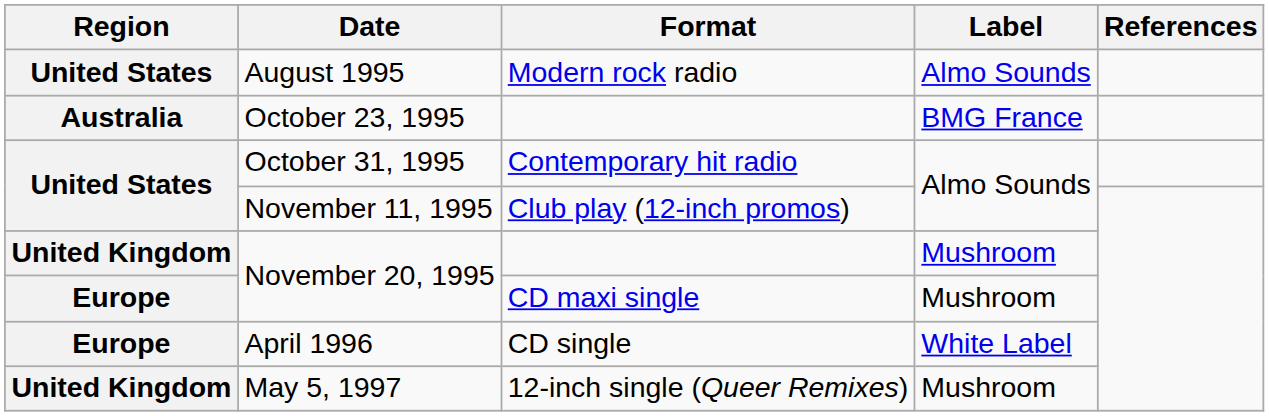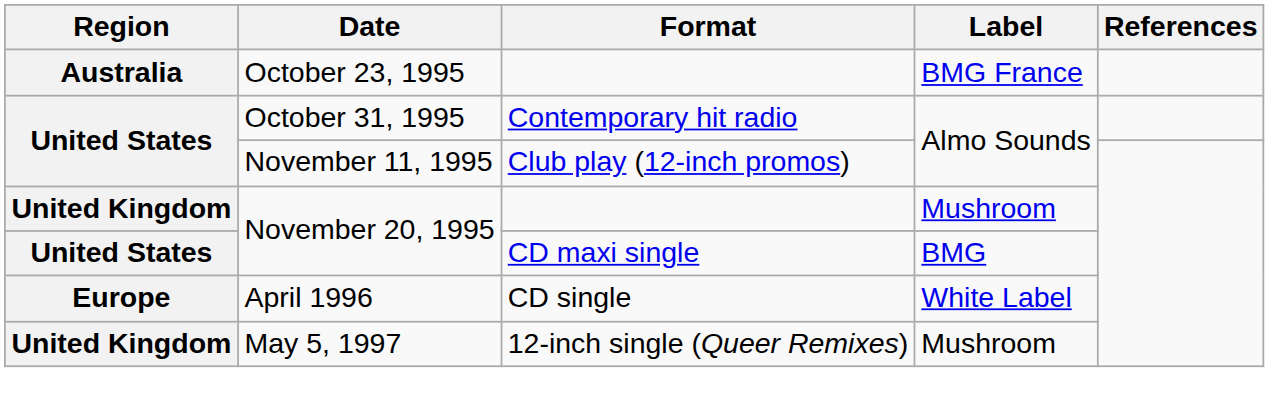- row: (324, 72)
(121, 298) Europe -> (121, 252) United States
(989, 298) Mushroom -> (954, 252) BMG
